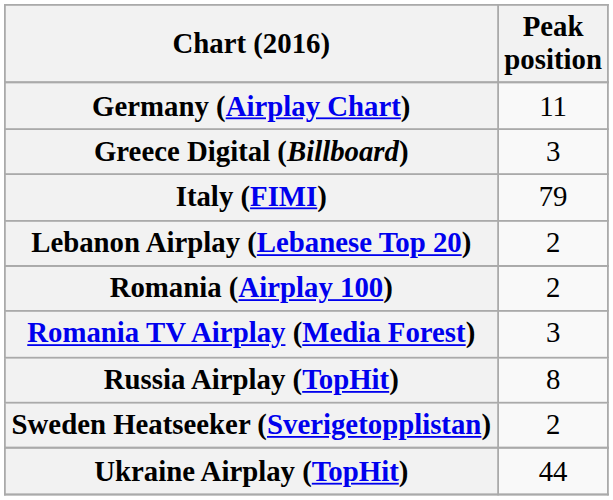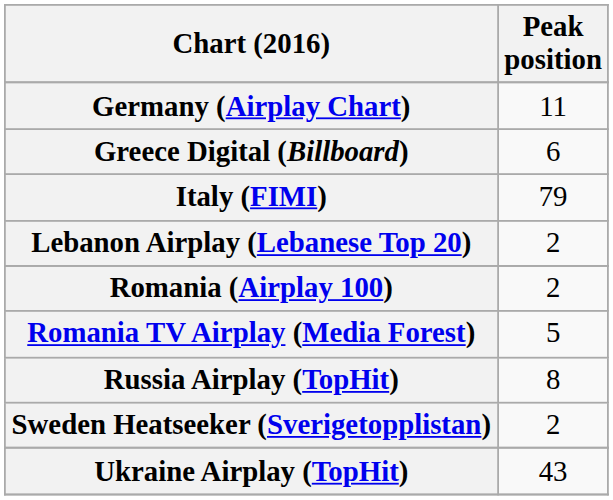(553, 151) 3 -> (553, 151) 6
(553, 333) 3 -> (553, 333) 5
(553, 470) 44 -> (553, 470) 43
